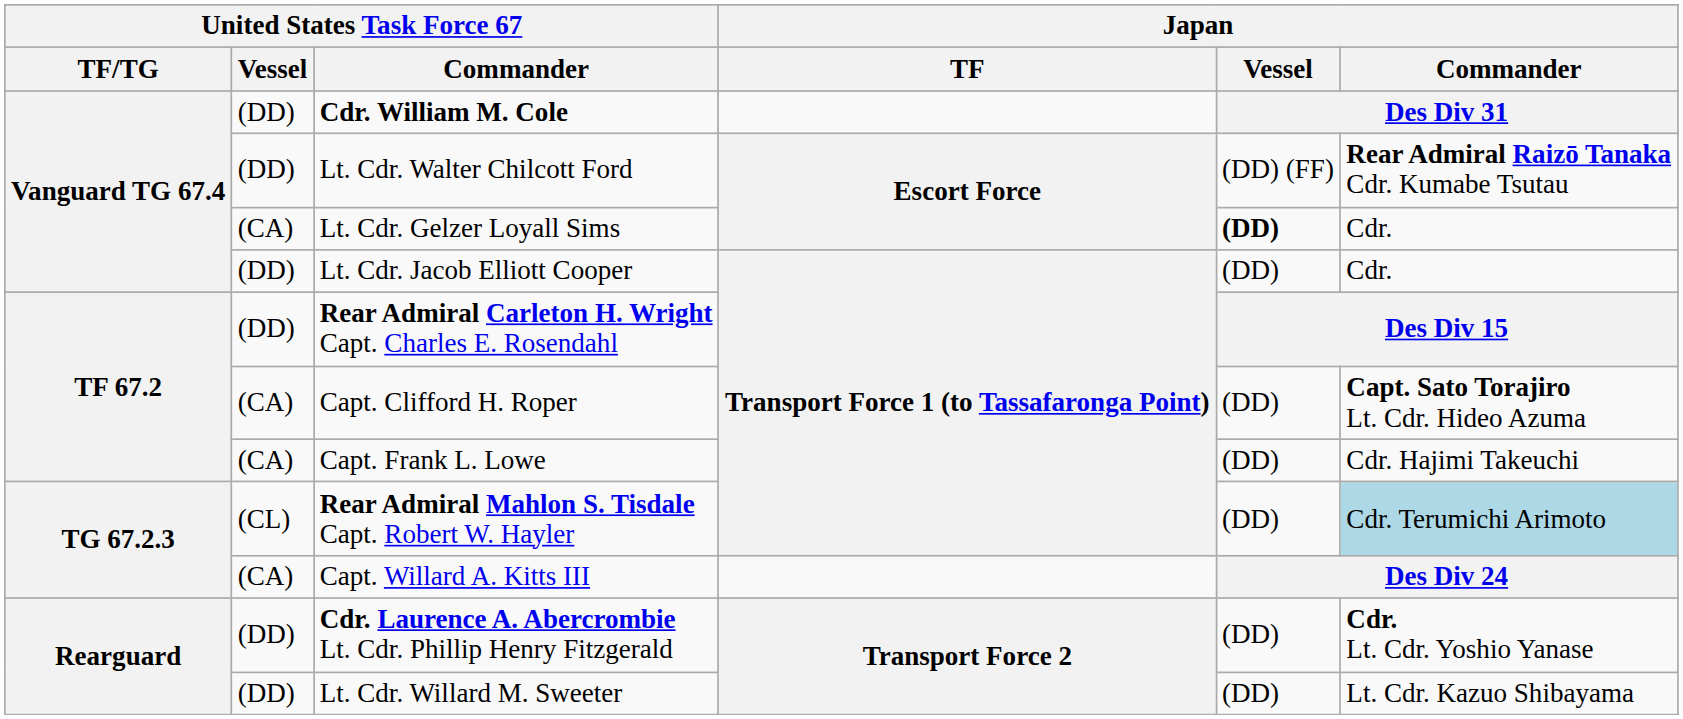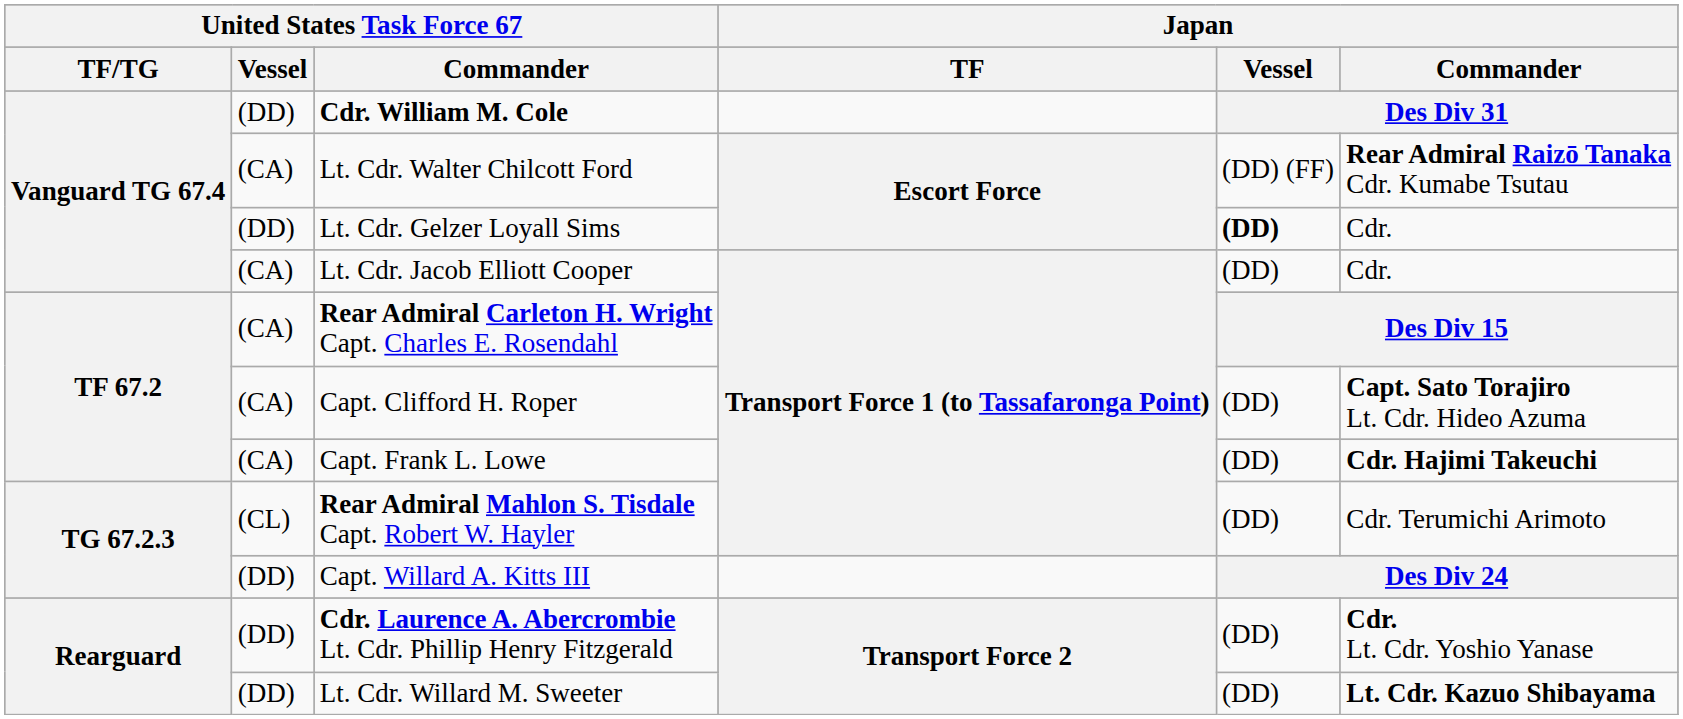(266, 169) (DD) -> (265, 169) (CA)
(265, 227) (CA) -> (266, 227) (DD)
(266, 270) (DD) -> (265, 270) (CA)
(266, 328) (DD) -> (265, 328) (CA)
(1463, 460) normal -> (1472, 460) bold
(1476, 518) lightblue background -> (1476, 518) no background
(265, 576) (CA) -> (266, 576) (DD)
(1490, 692) normal -> (1501, 692) bold
